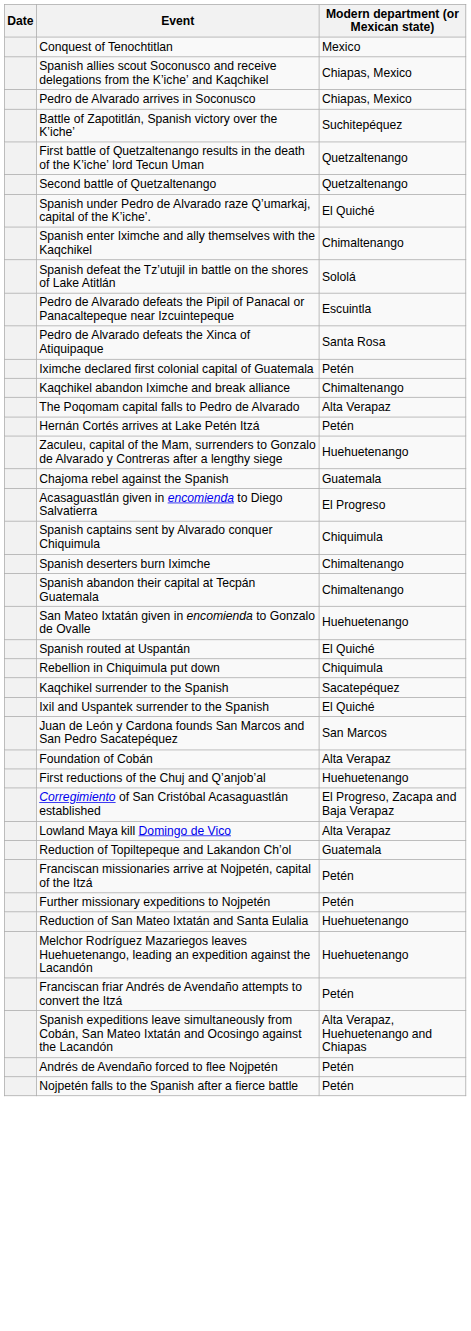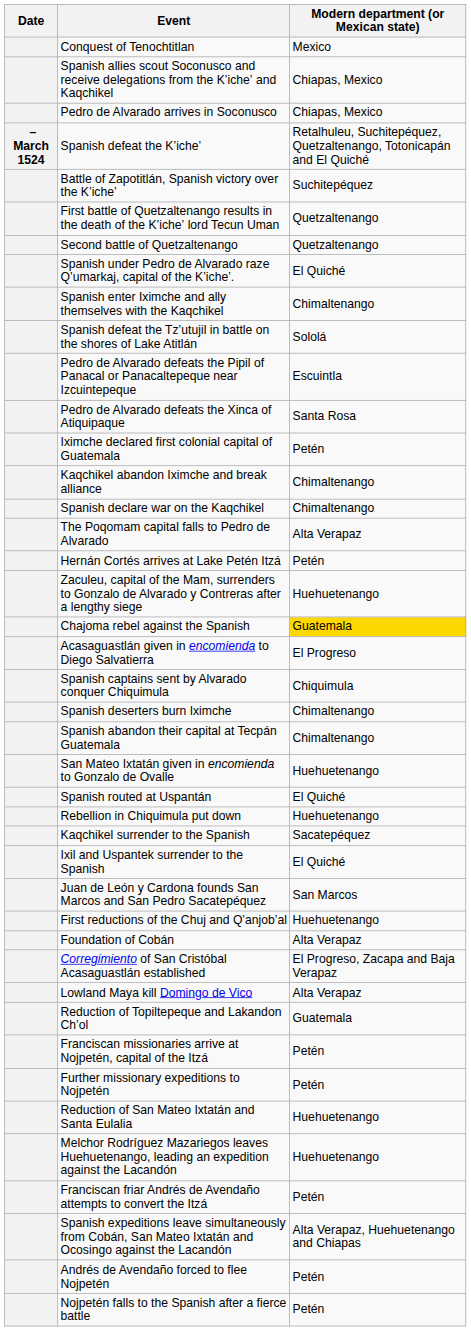+ row: (131, 146)
+ row: (162, 508)
(352, 478) no background -> (322, 626) gold background
(352, 668) Chiquimula -> (336, 816) Huehuetenango
rows swapped: (96, 759) <-> (152, 778)
